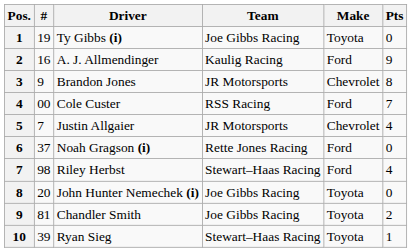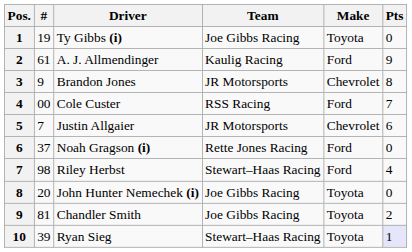(44, 59) 16 -> (44, 59) 61
(389, 125) 4 -> (389, 125) 6
(389, 236) no background -> (389, 236) lavender background
